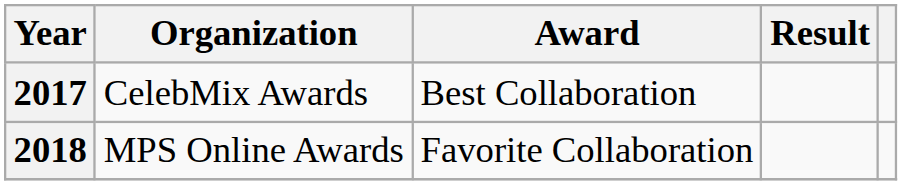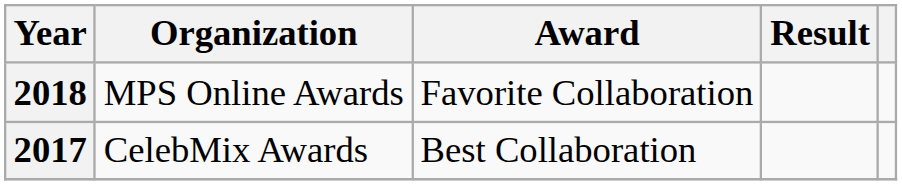rows swapped: (50, 91) <-> (50, 149)
